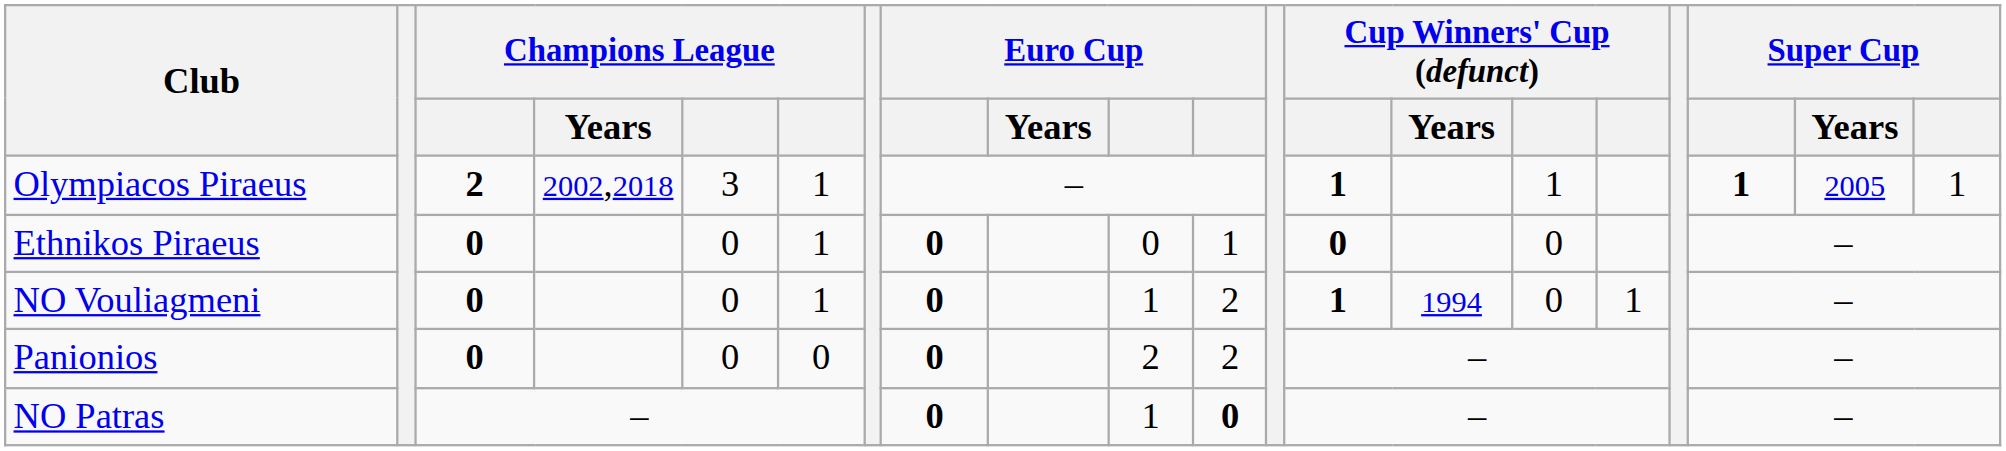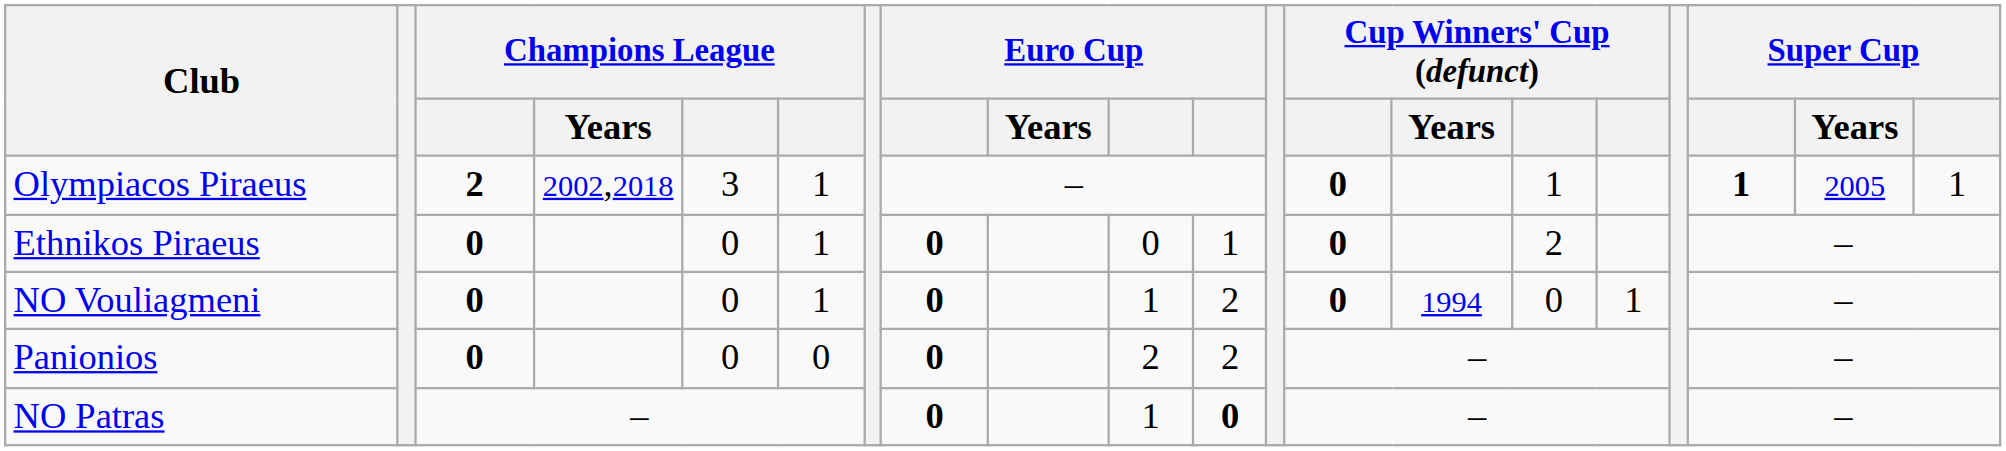(1338, 184) 1 -> (1338, 184) 0
(1554, 242) 0 -> (1554, 242) 2
(1338, 299) 1 -> (1338, 299) 0
